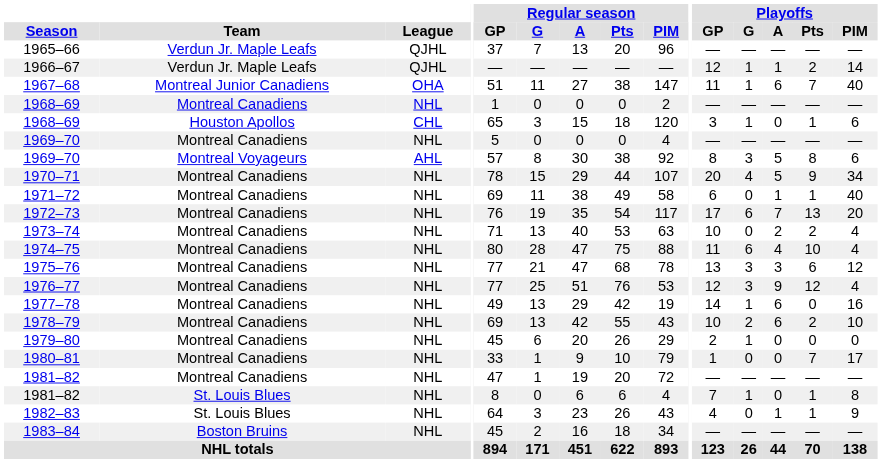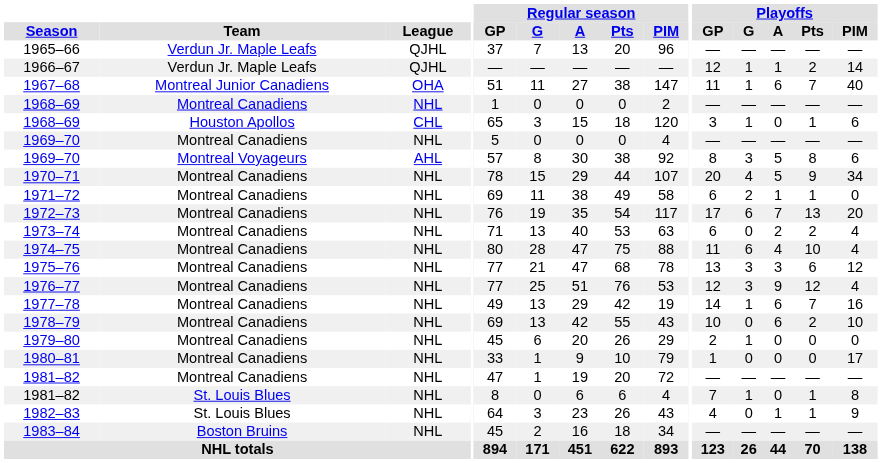(749, 195) 0 -> (749, 195) 2
(855, 195) 40 -> (855, 195) 0
(713, 231) 10 -> (713, 231) 6
(813, 304) 0 -> (813, 304) 7
(749, 322) 2 -> (749, 322) 0
(813, 358) 7 -> (813, 358) 0
